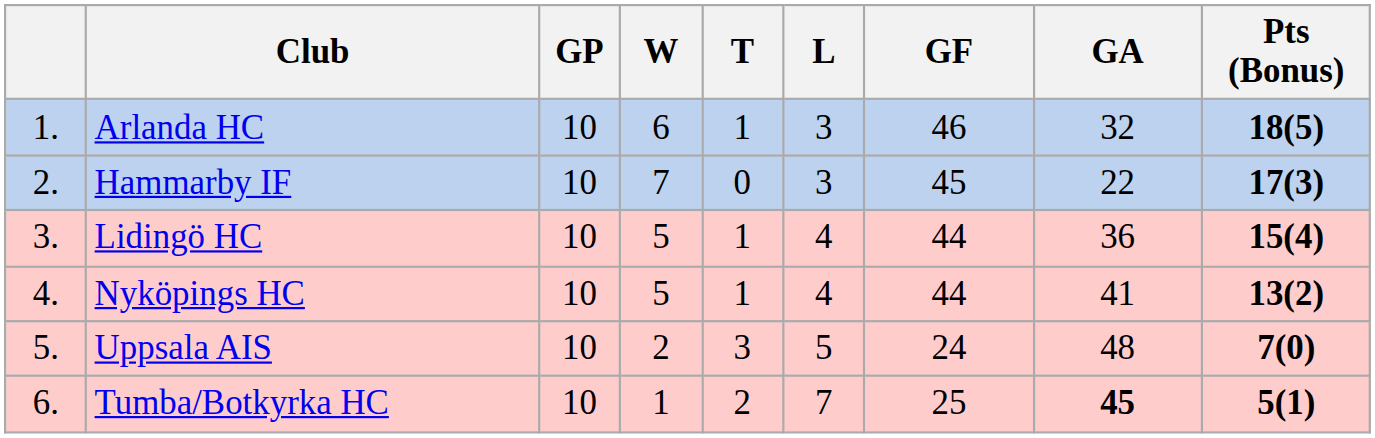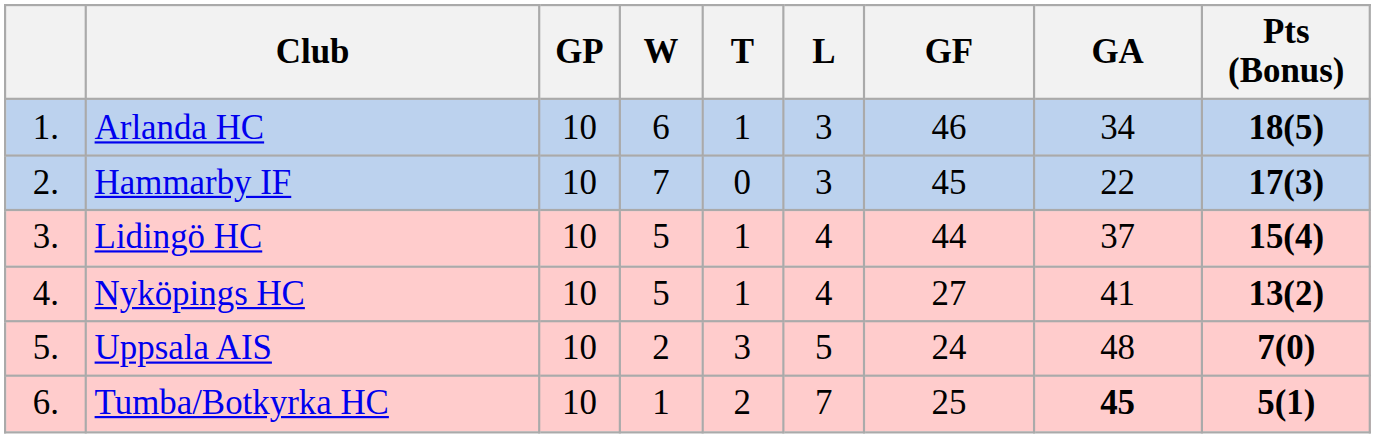(1118, 126) 32 -> (1118, 126) 34
(1118, 237) 36 -> (1118, 237) 37
(949, 292) 44 -> (949, 292) 27
